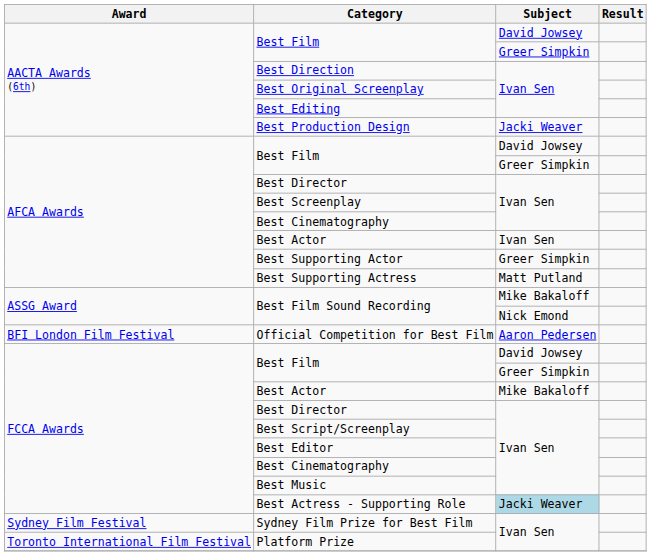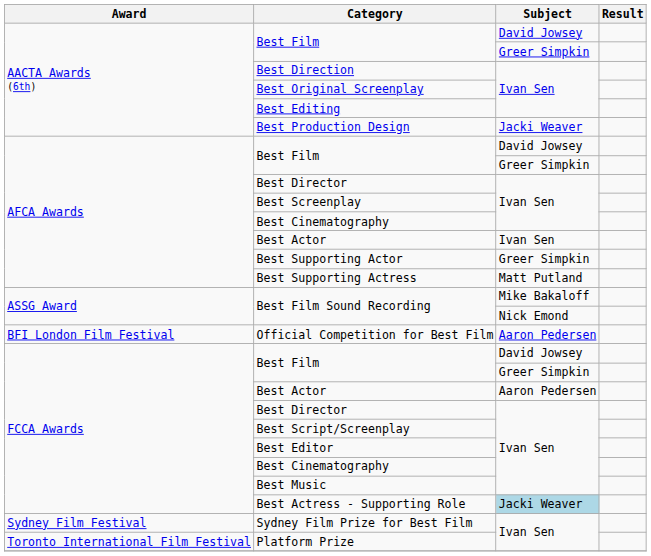(544, 391) Mike Bakaloff -> (548, 391) Aaron Pedersen
